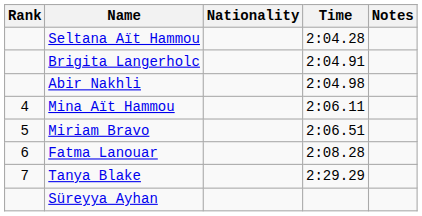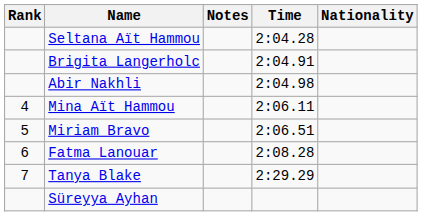columns swapped: (253, 16) <-> (393, 16)
